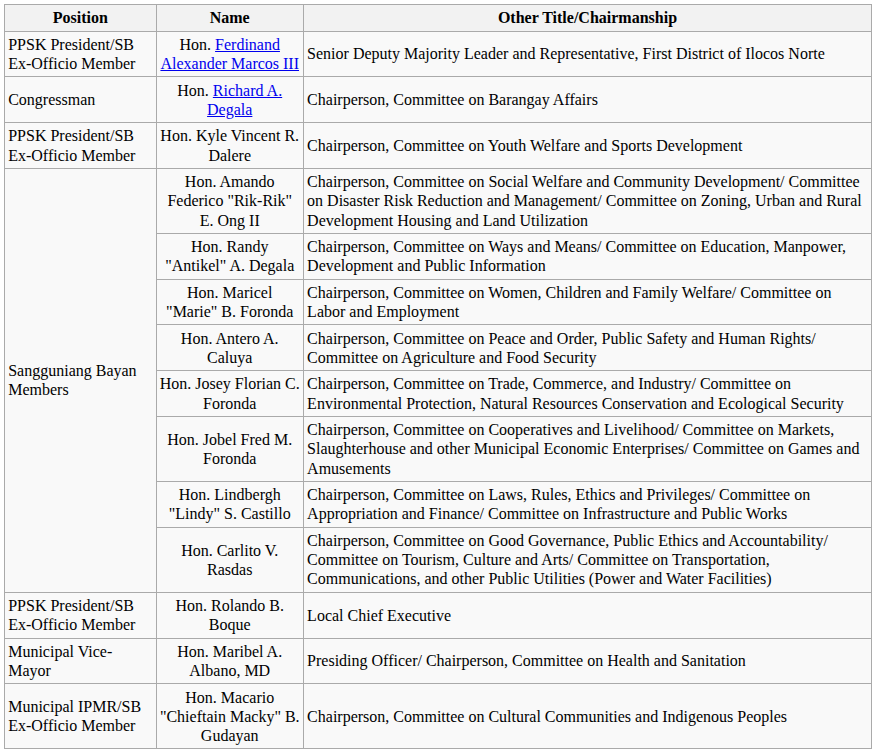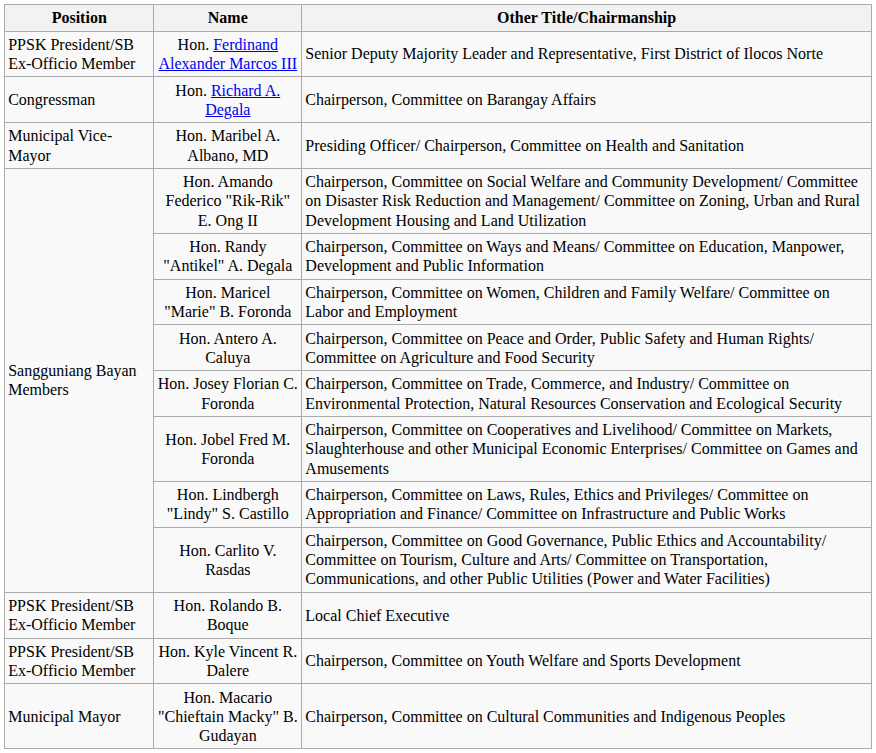rows swapped: (230, 661) <-> (230, 145)
(75, 716) Municipal IPMR/SB Ex-Officio Member -> (64, 716) Municipal Mayor
